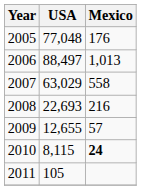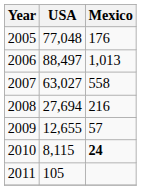(62, 83) 63,029 -> (62, 83) 63,027
(62, 106) 22,693 -> (62, 106) 27,694
